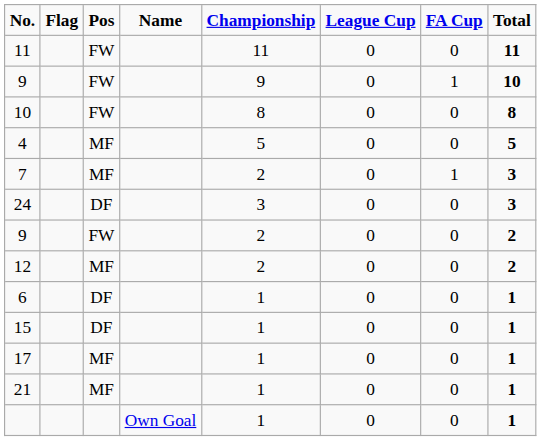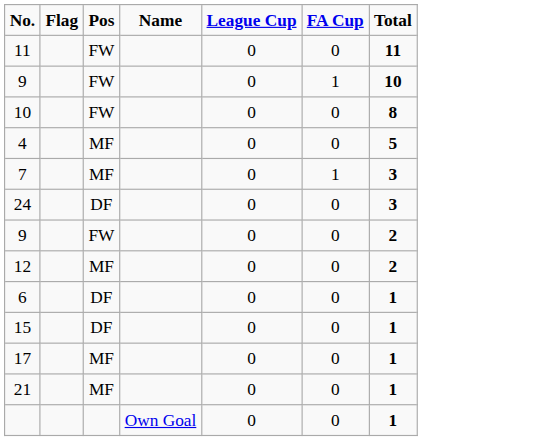- column: (261, 20)
